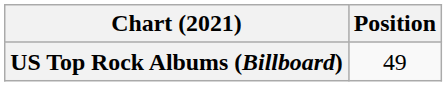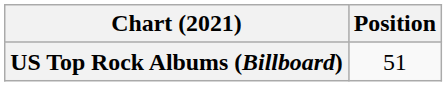(395, 61) 49 -> (395, 61) 51
